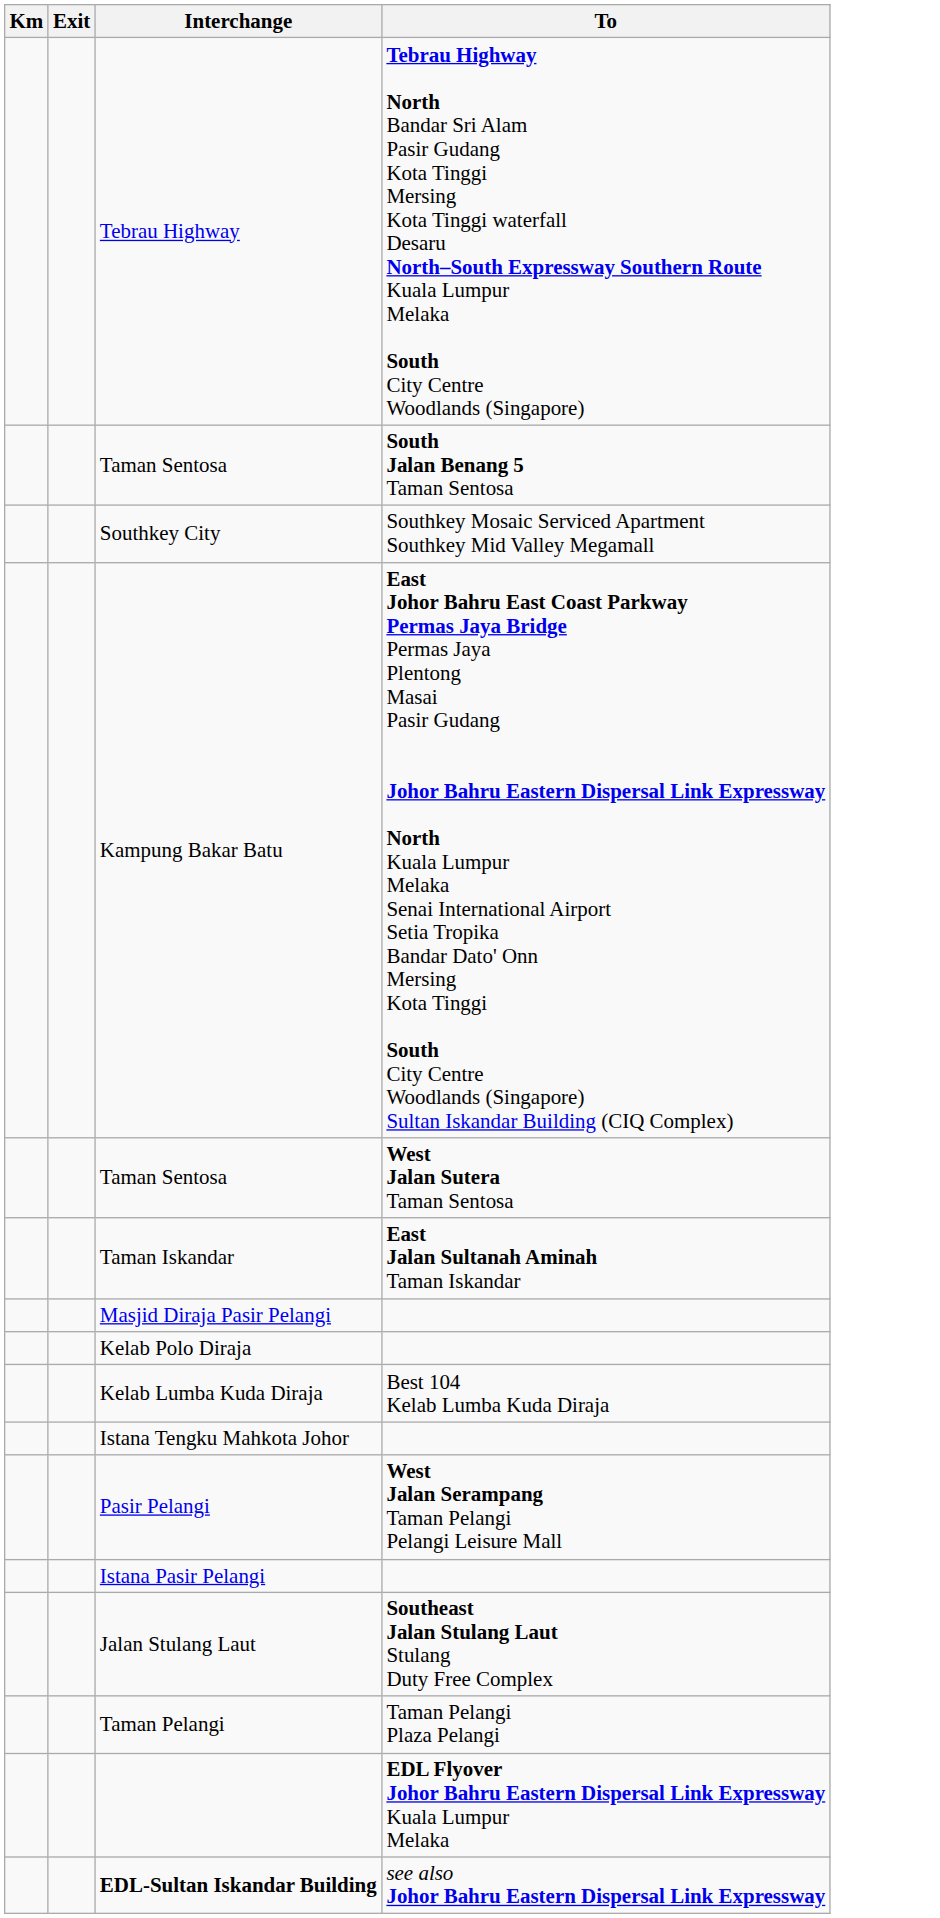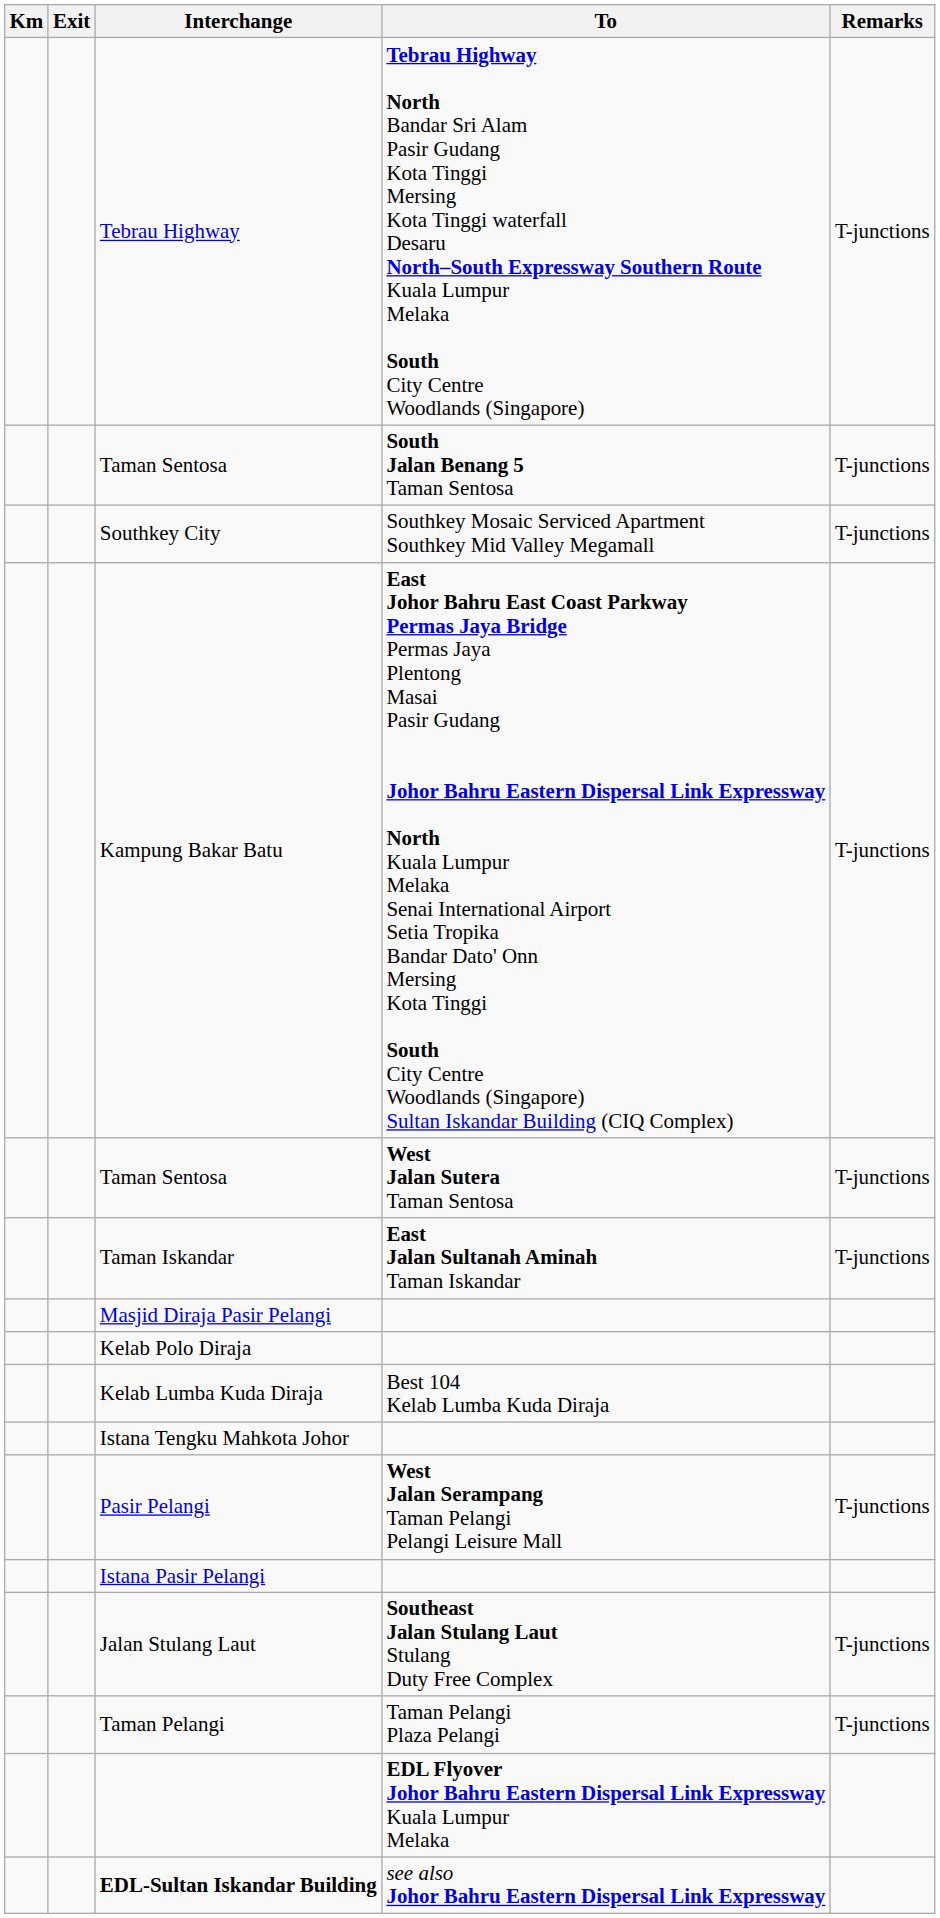+ column: (882, 21)
